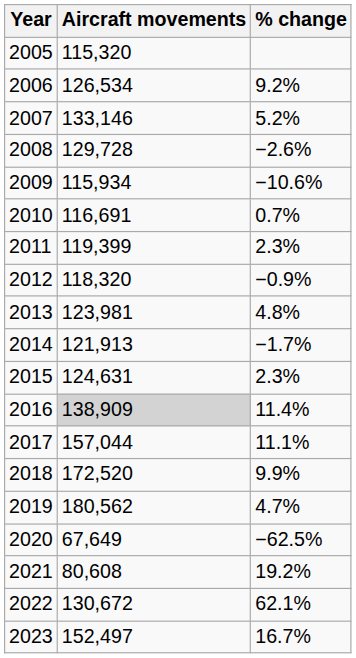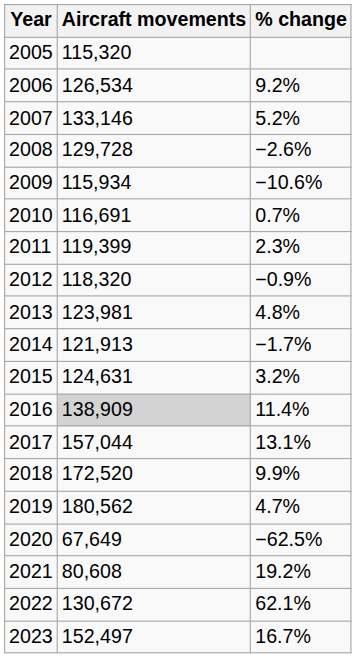(278, 377) 2.3% -> (278, 377) 3.2%
(282, 442) 11.1% -> (283, 442) 13.1%
